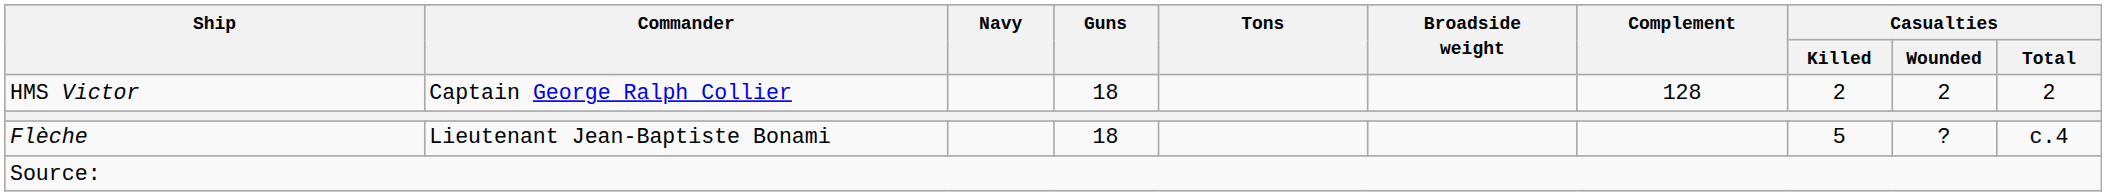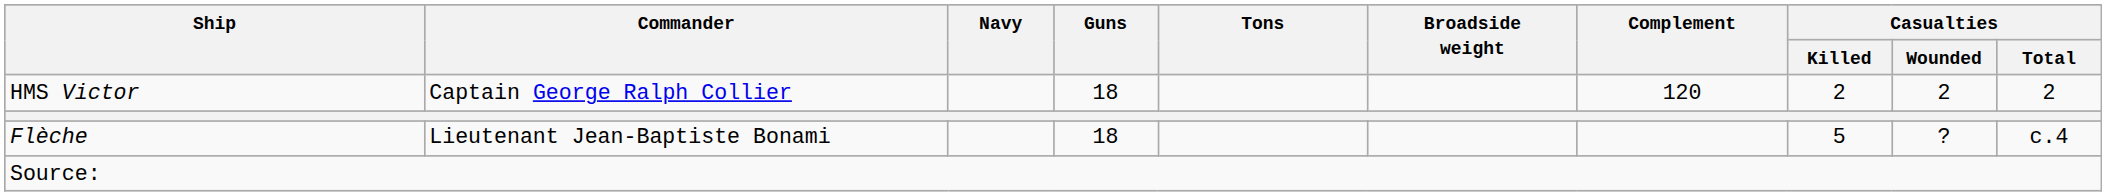(1682, 93) 128 -> (1682, 93) 120
